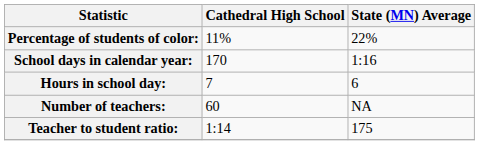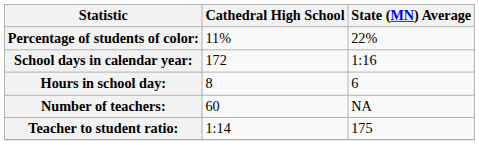(216, 60) 170 -> (216, 60) 172
(209, 83) 7 -> (209, 83) 8
